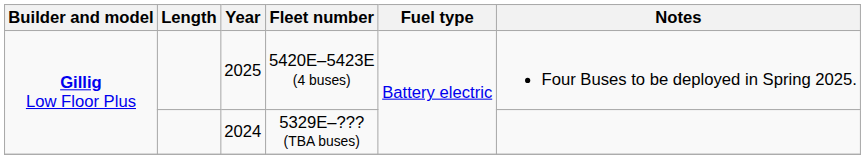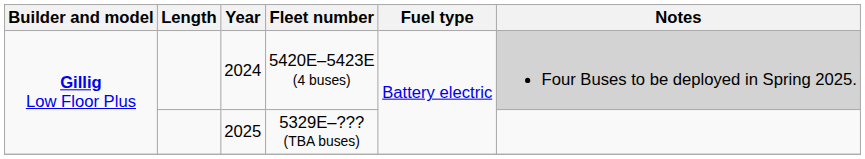(243, 70) 2025 -> (243, 70) 2024
(678, 79) no background -> (678, 79) lightgrey background
(243, 131) 2024 -> (243, 131) 2025
